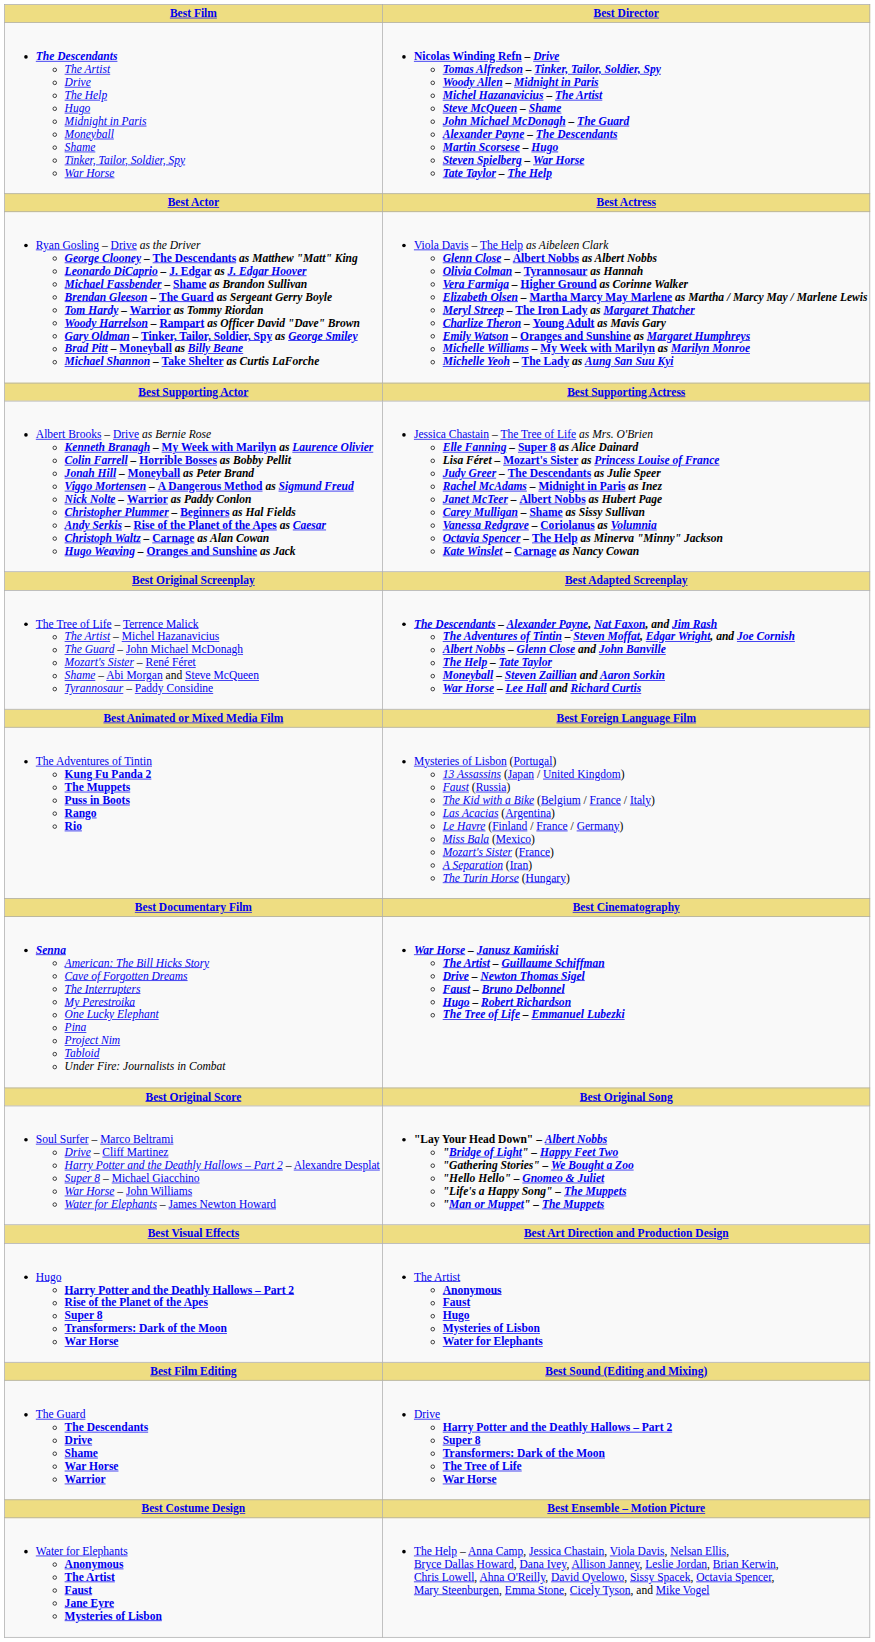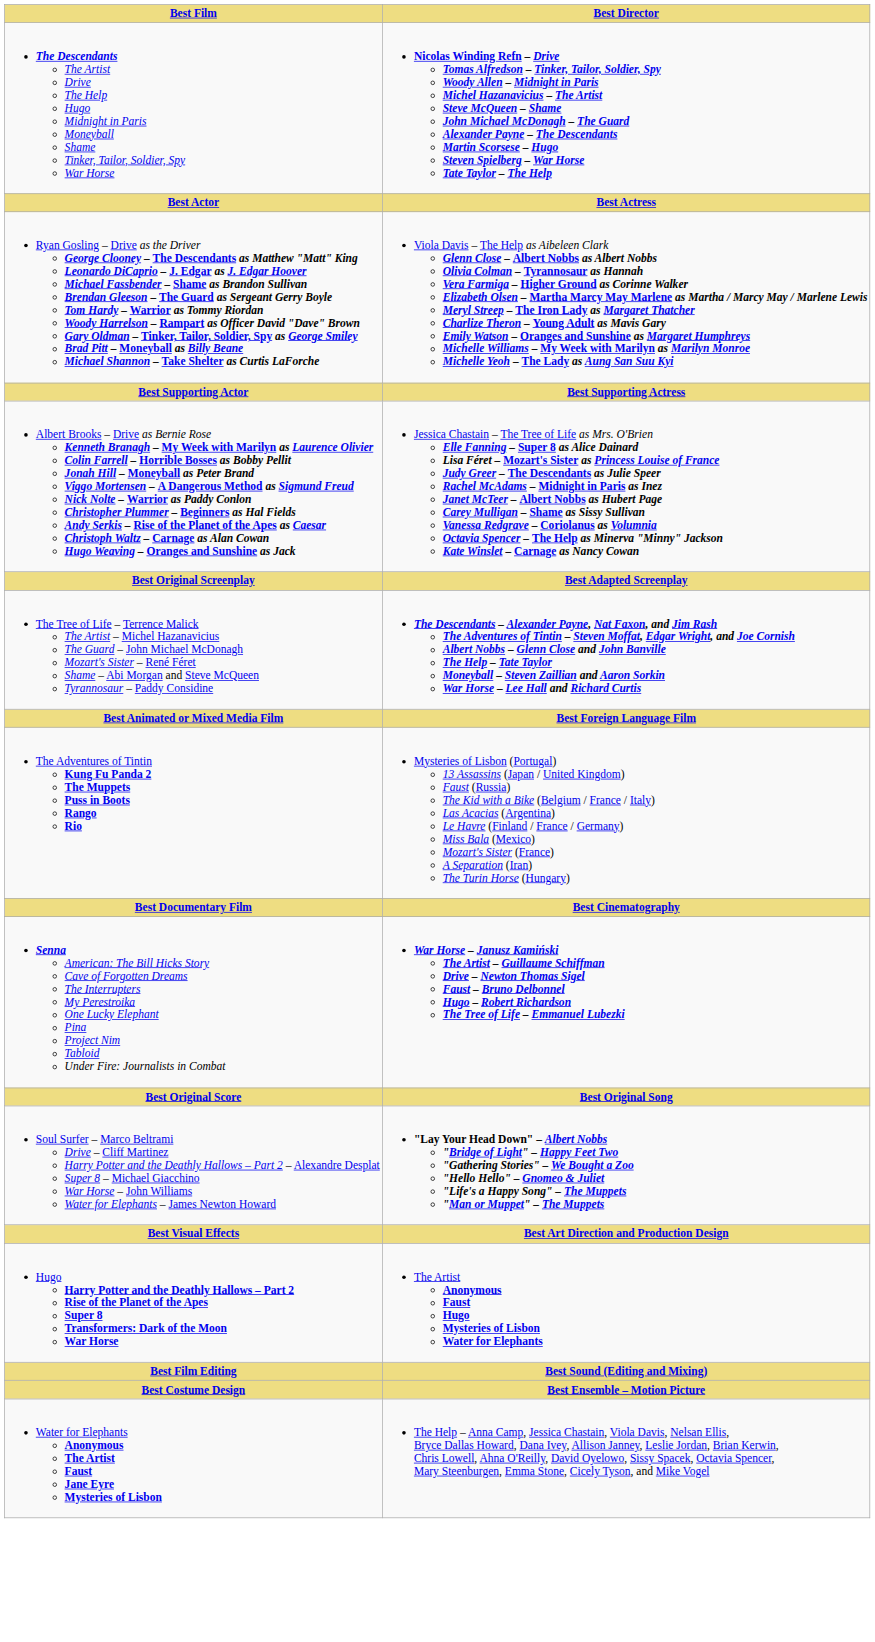- row: (193, 1447)
